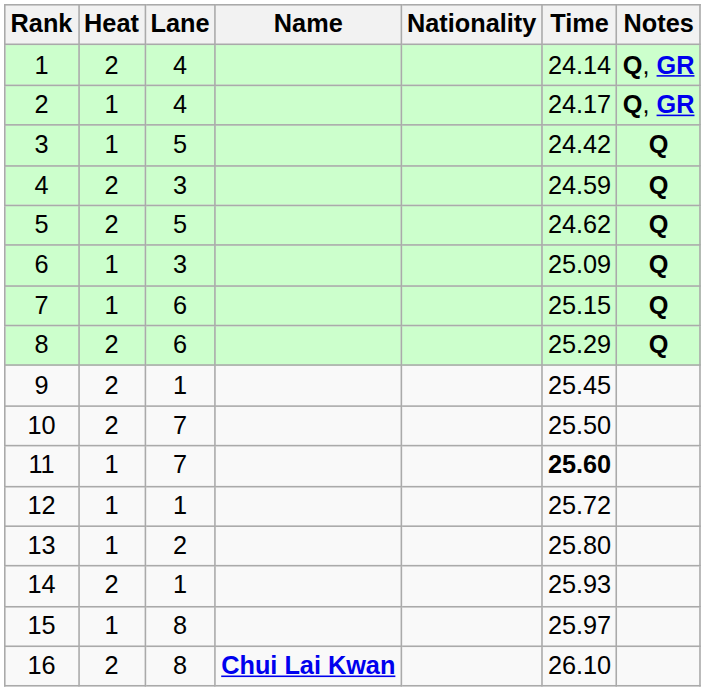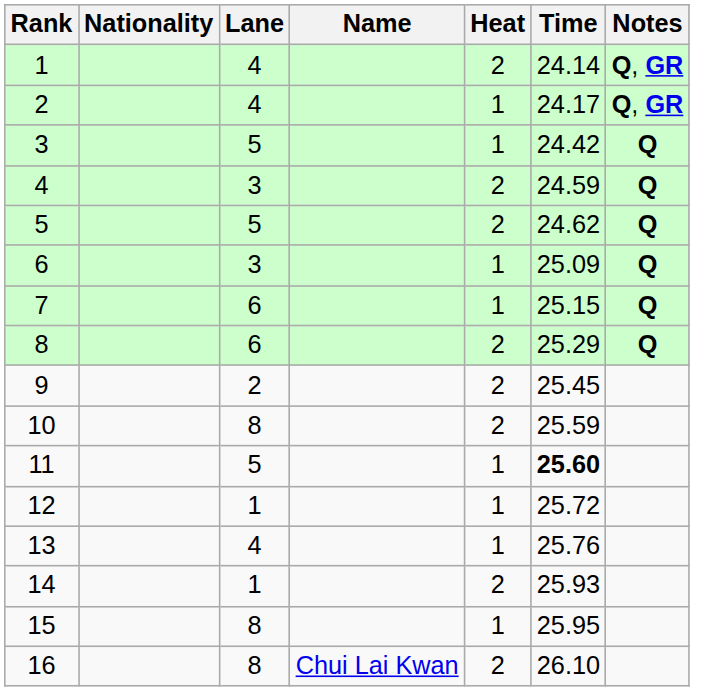columns swapped: (111, 24) <-> (472, 24)
(180, 385) 1 -> (254, 385) 2
(180, 425) 7 -> (254, 425) 8
(580, 425) 25.50 -> (568, 425) 25.59
(180, 465) 7 -> (254, 465) 5
(180, 545) 2 -> (254, 545) 4
(580, 545) 25.80 -> (568, 545) 25.76
(580, 625) 25.97 -> (568, 625) 25.95
(308, 666) bold -> (377, 666) normal
